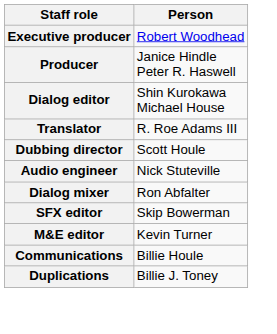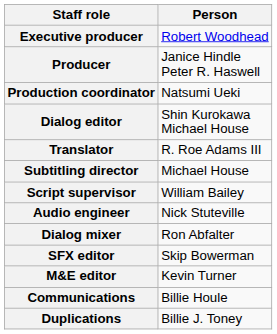+ row: (81, 93)
+ row: (81, 171)
- row: (69, 150)
+ row: (81, 192)
